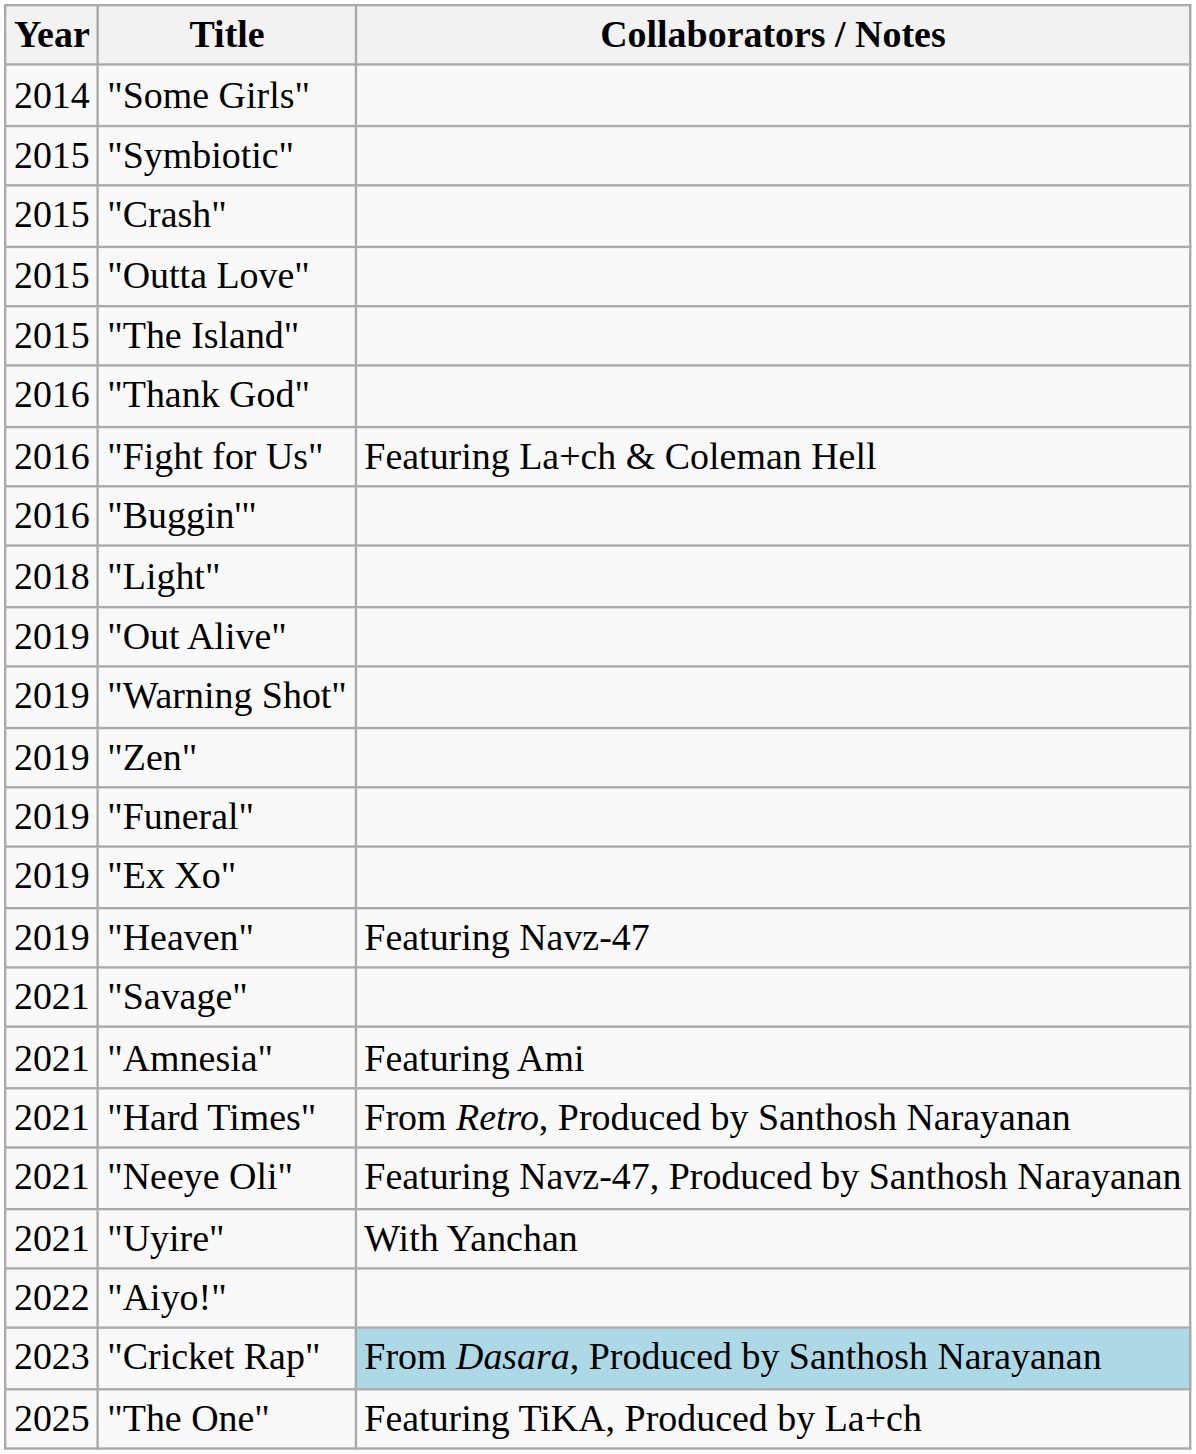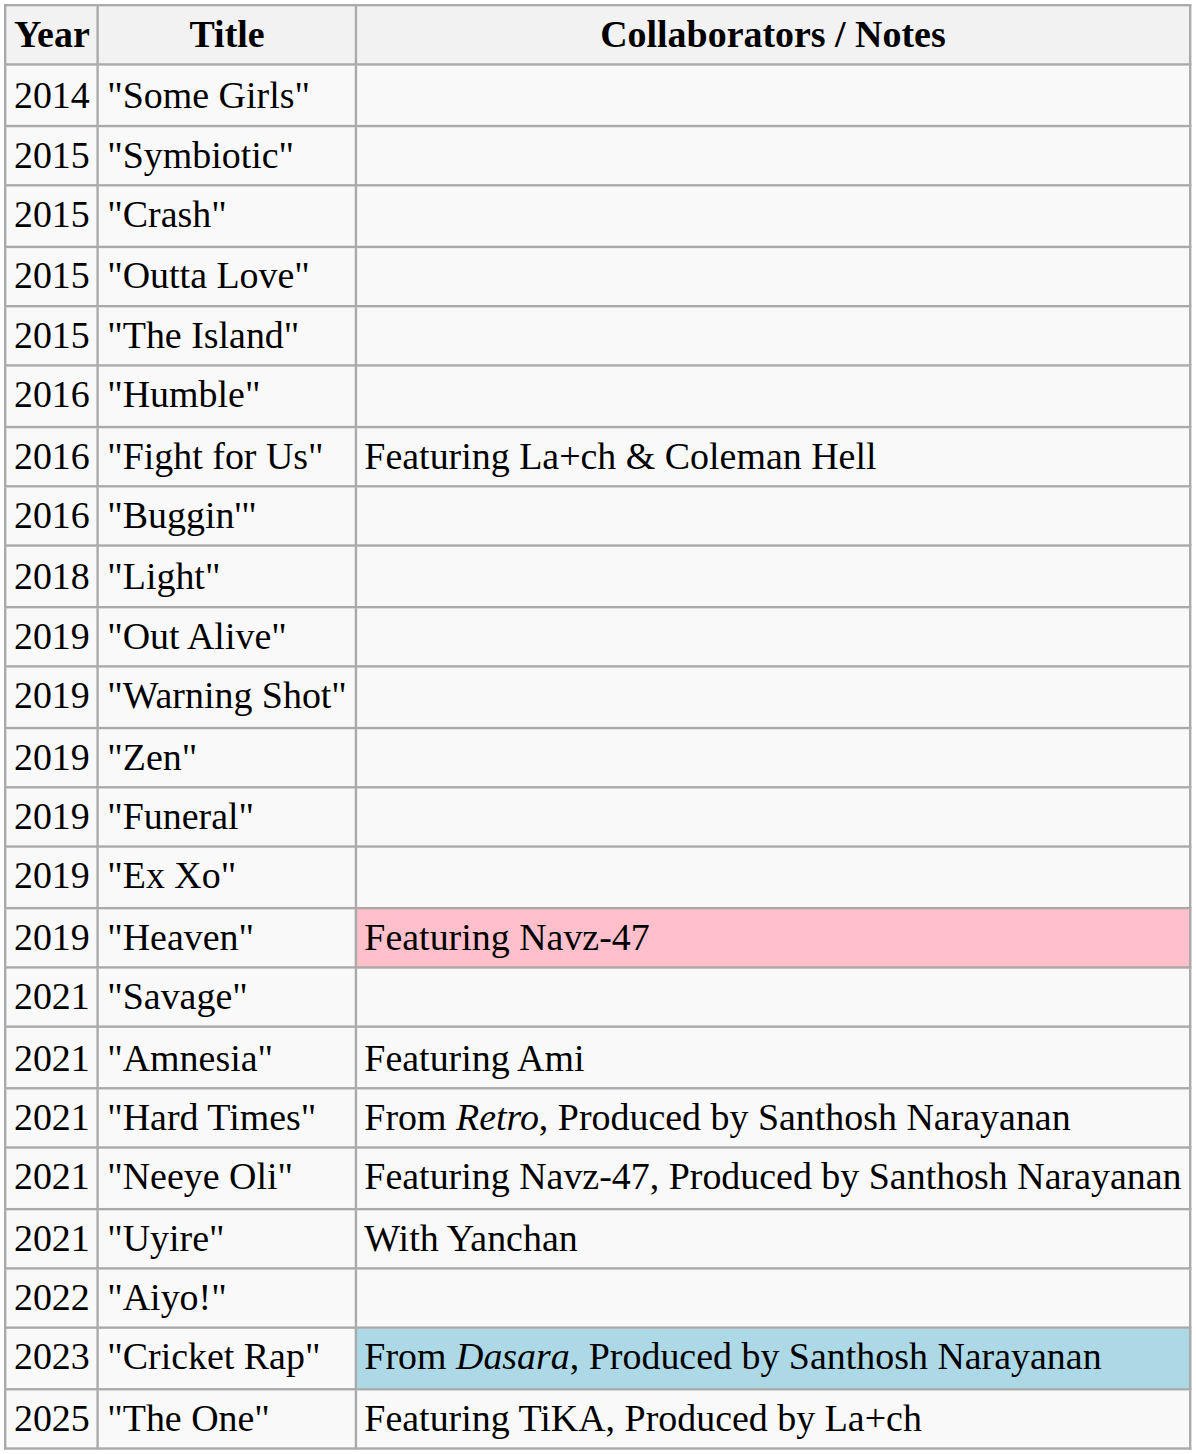- row: (209, 395)
+ row: (184, 395)
(507, 936) no background -> (507, 936) pink background
